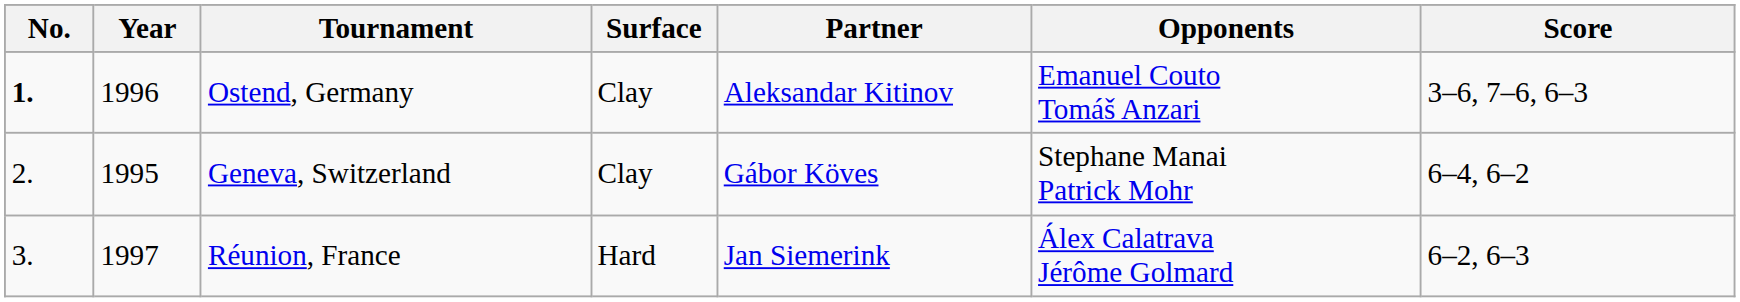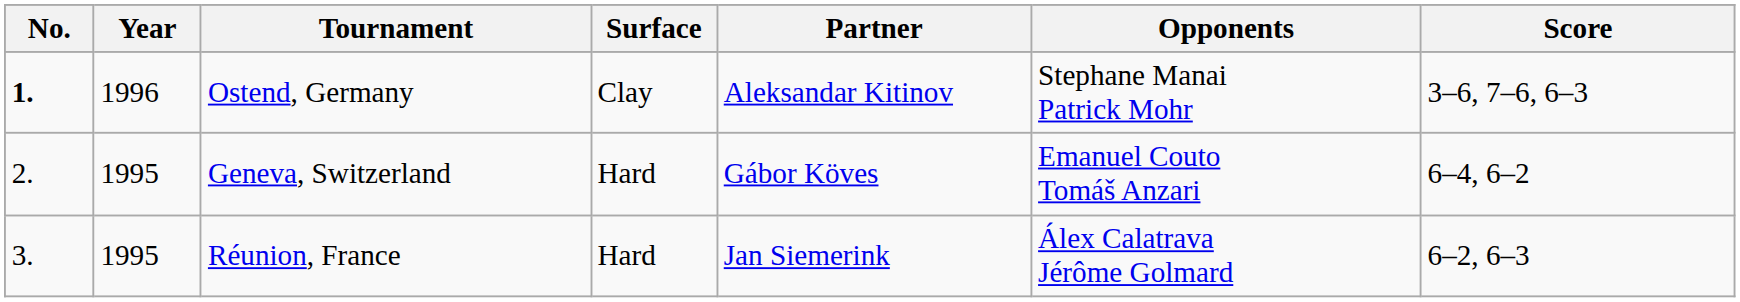(1129, 91) Emanuel Couto Tomáš Anzari -> (1132, 91) Stephane Manai Patrick Mohr
(625, 173) Clay -> (627, 173) Hard
(1132, 173) Stephane Manai Patrick Mohr -> (1129, 173) Emanuel Couto Tomáš Anzari
(130, 254) 1997 -> (130, 254) 1995
